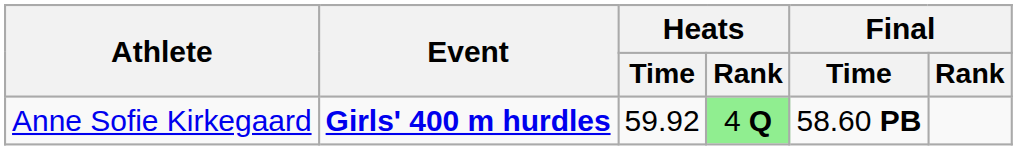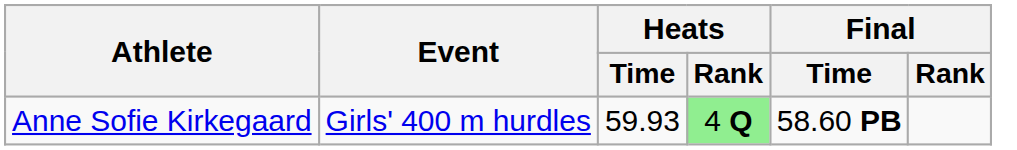(468, 121) bold -> (458, 121) normal
(662, 121) 59.92 -> (642, 121) 59.93
